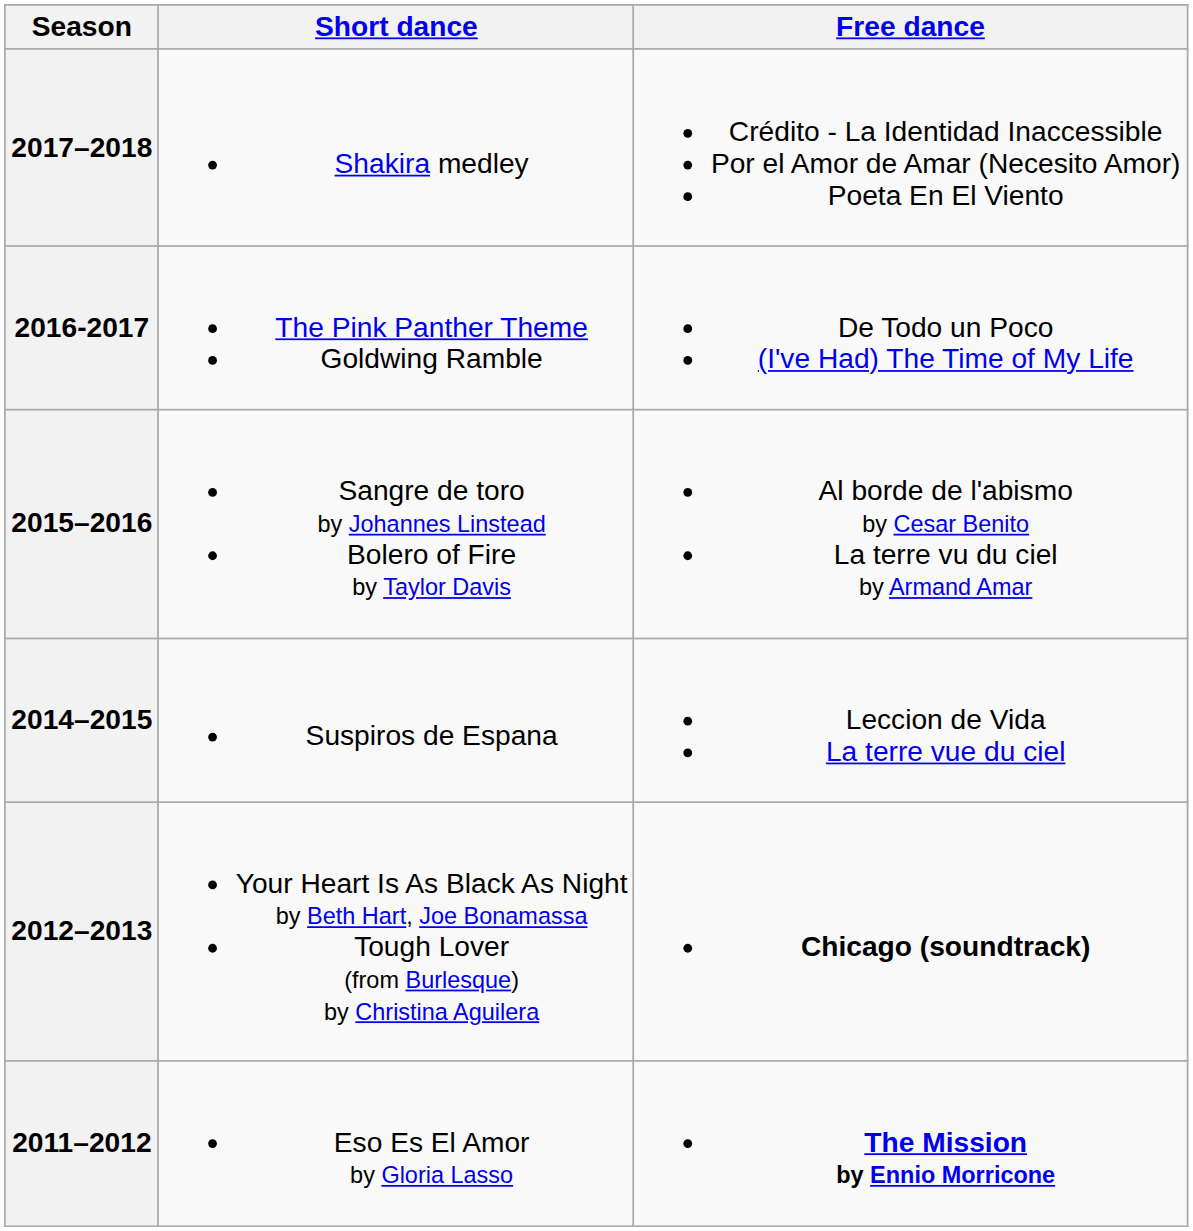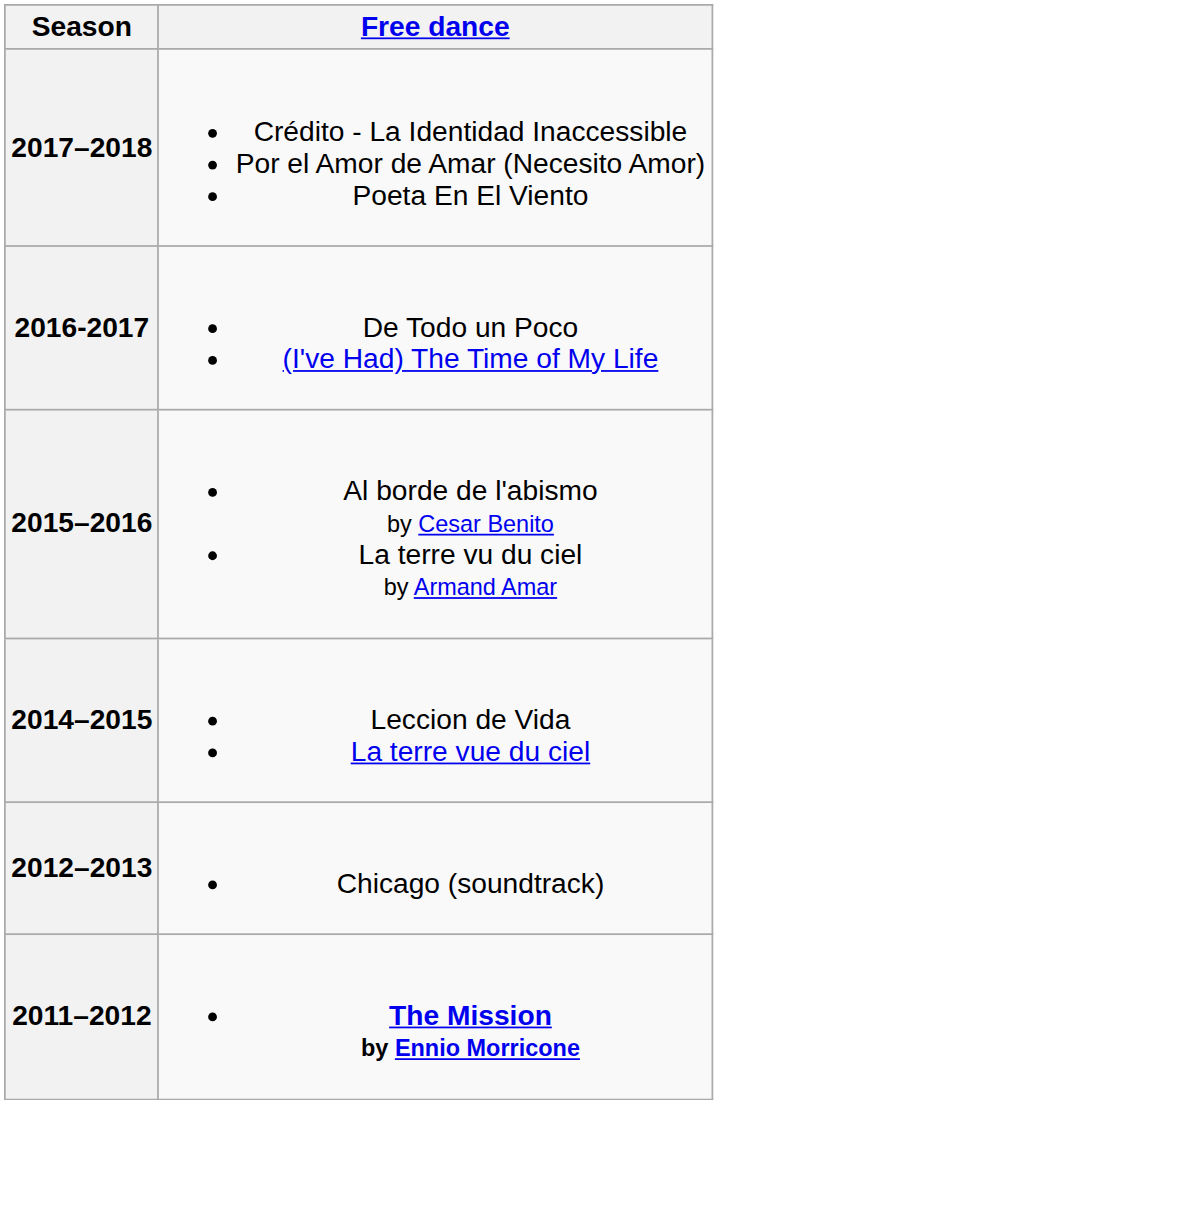- column: (396, 26)
(910, 947) bold -> (435, 884) normal
